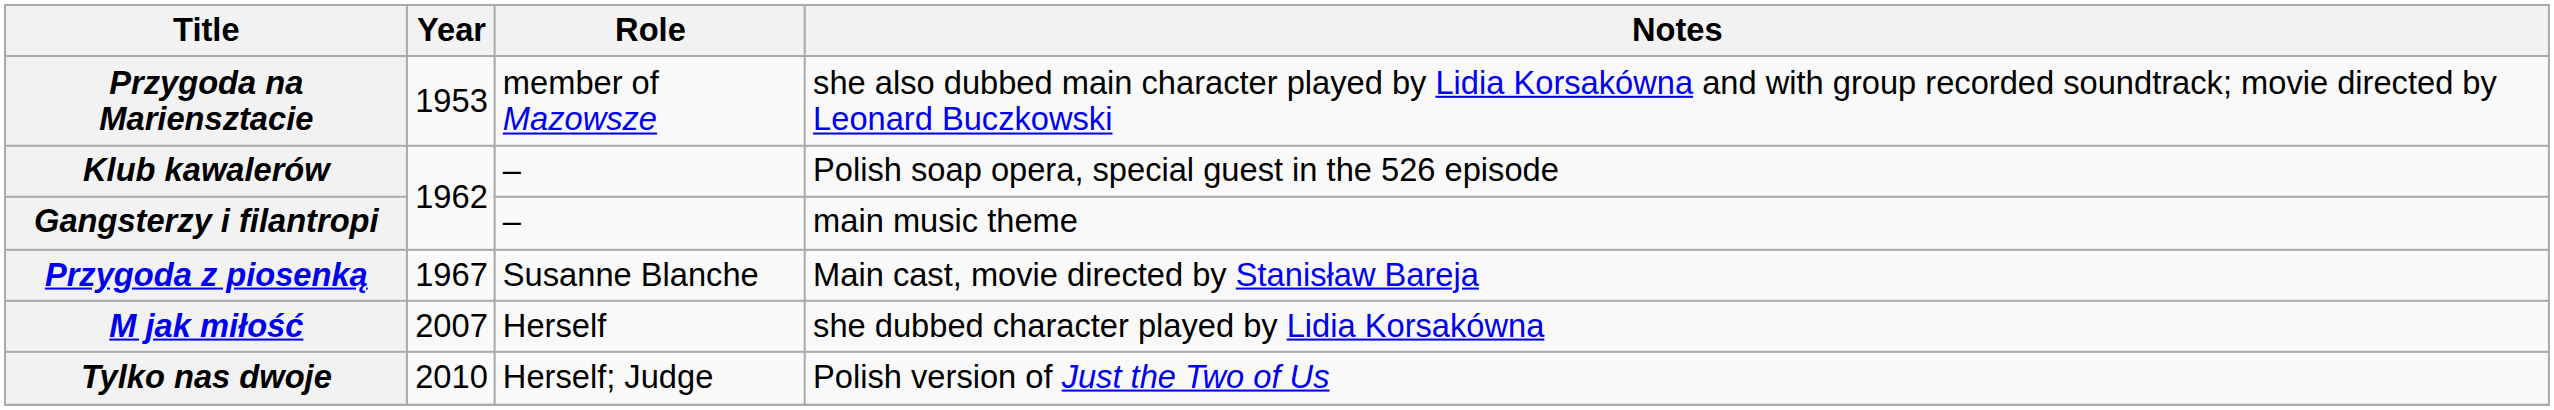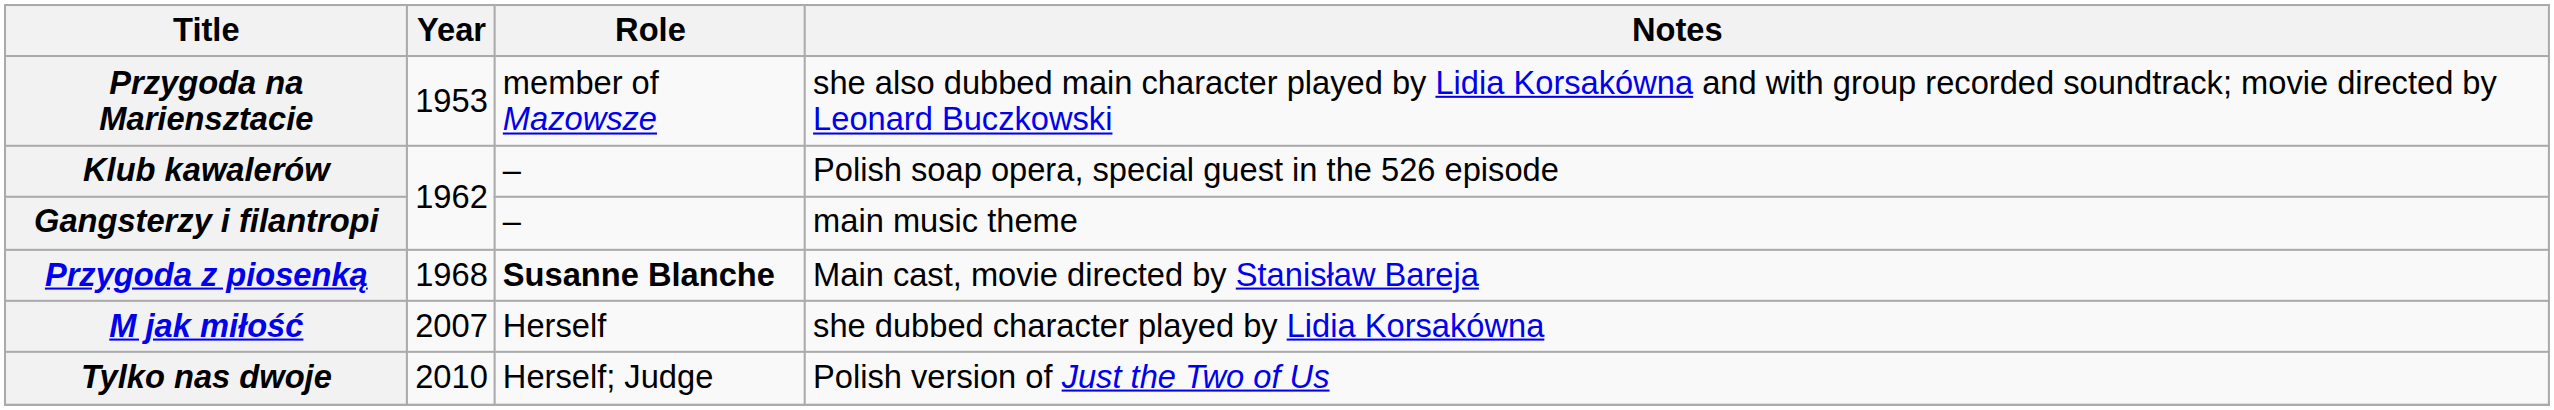(451, 274) 1967 -> (451, 274) 1968
(631, 274) normal -> (639, 274) bold
